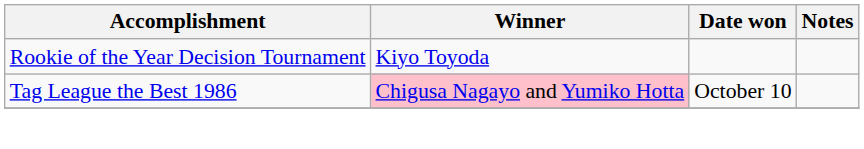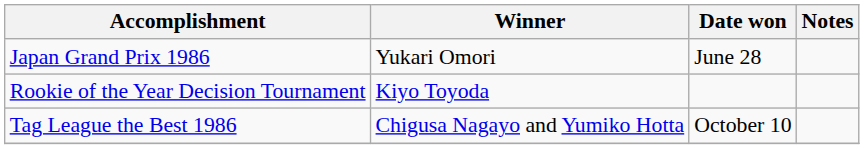+ row: (110, 56)
(530, 90) pink background -> (530, 125) no background
